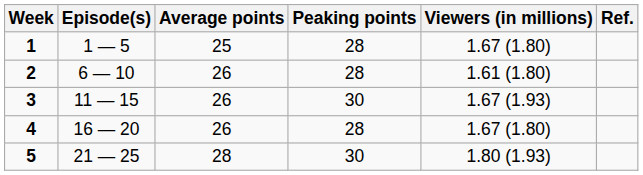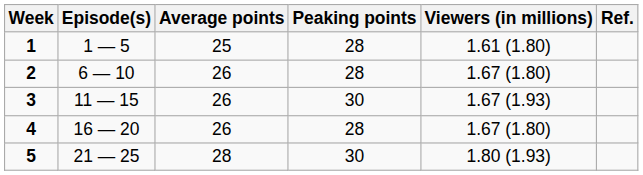(509, 45) 1.67 (1.80) -> (509, 45) 1.61 (1.80)
(509, 73) 1.61 (1.80) -> (509, 73) 1.67 (1.80)
